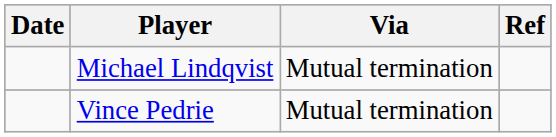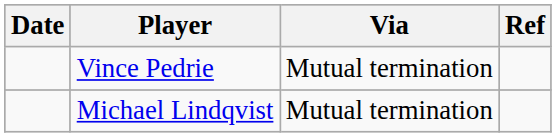rows swapped: (175, 68) <-> (145, 110)
